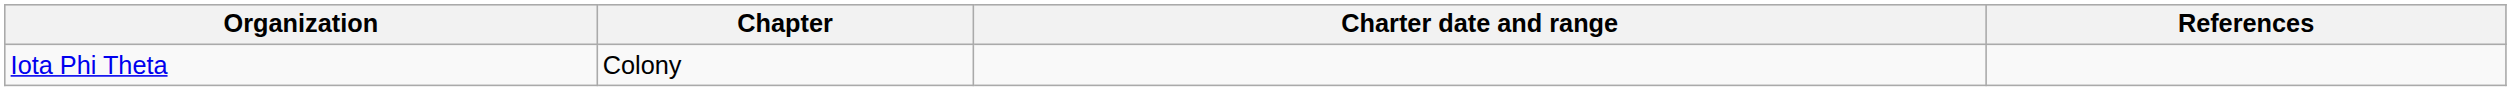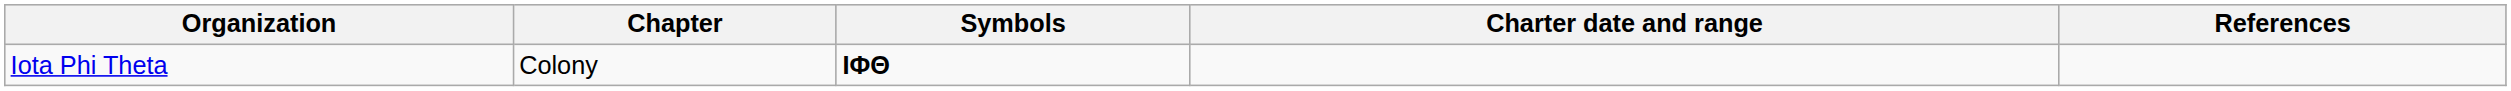+ column: (1013, 24)
